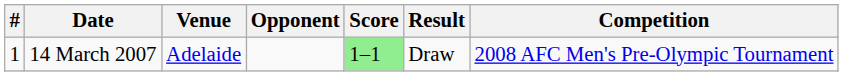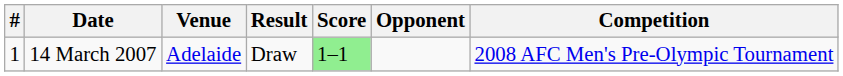columns swapped: (295, 20) <-> (437, 20)
